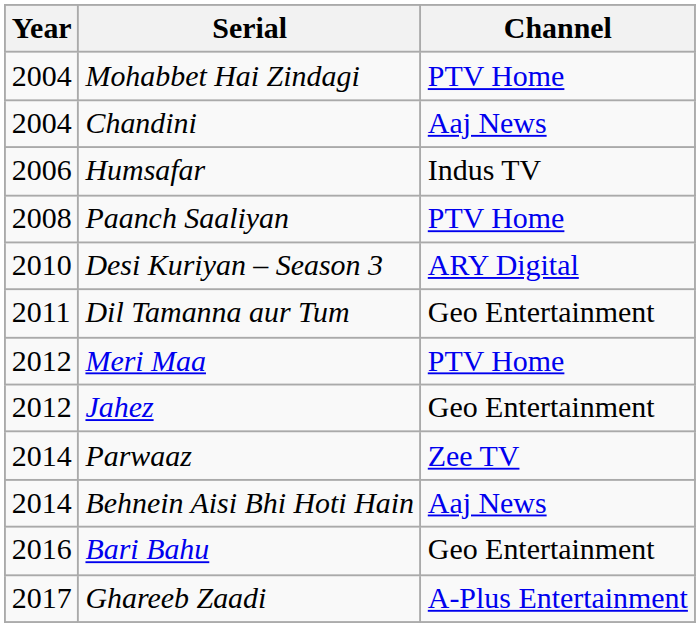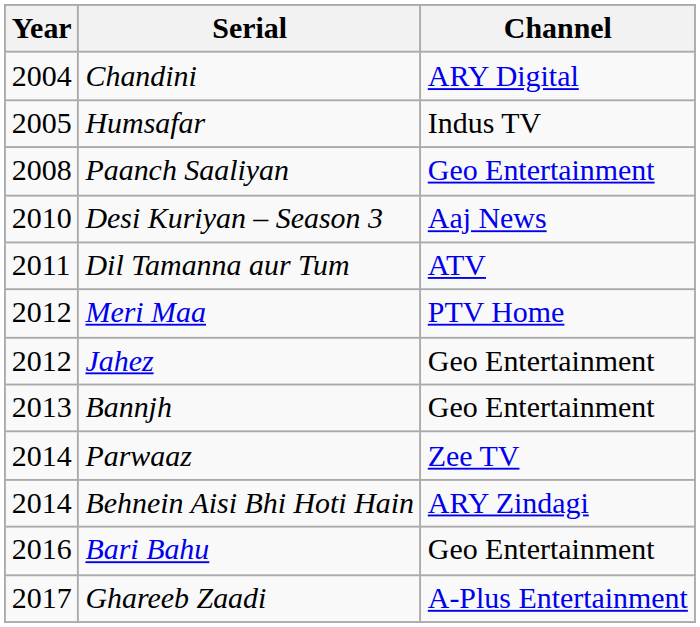- row: (223, 75)
(487, 123) Aaj News -> (503, 75) ARY Digital
(42, 170) 2006 -> (42, 123) 2005
(496, 218) PTV Home -> (541, 170) Geo Entertainment
(503, 265) ARY Digital -> (487, 218) Aaj News
(541, 312) Geo Entertainment -> (457, 265) ATV
+ row: (129, 407)
(487, 502) Aaj News -> (508, 502) ARY Zindagi
